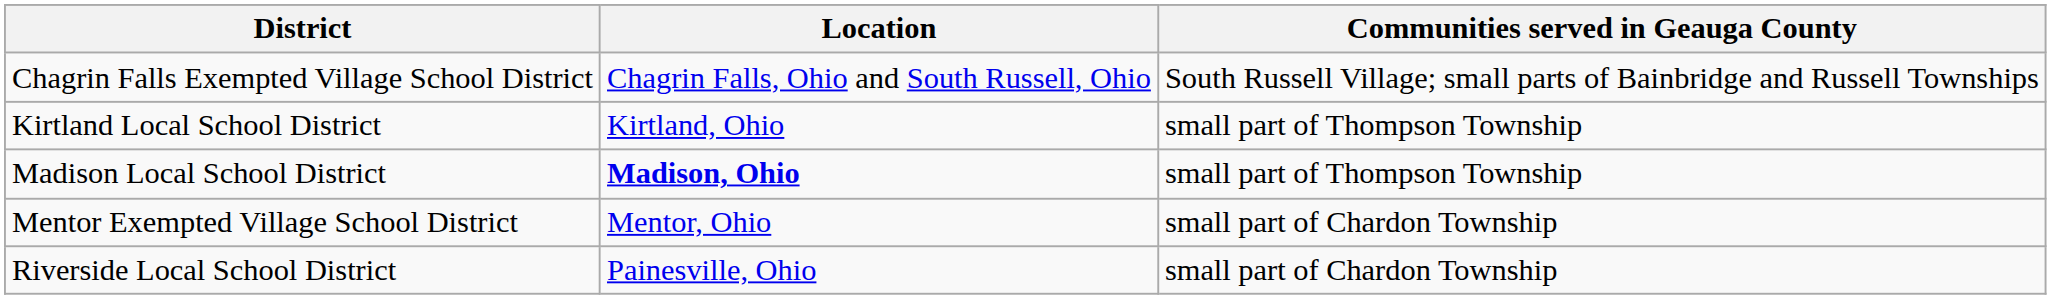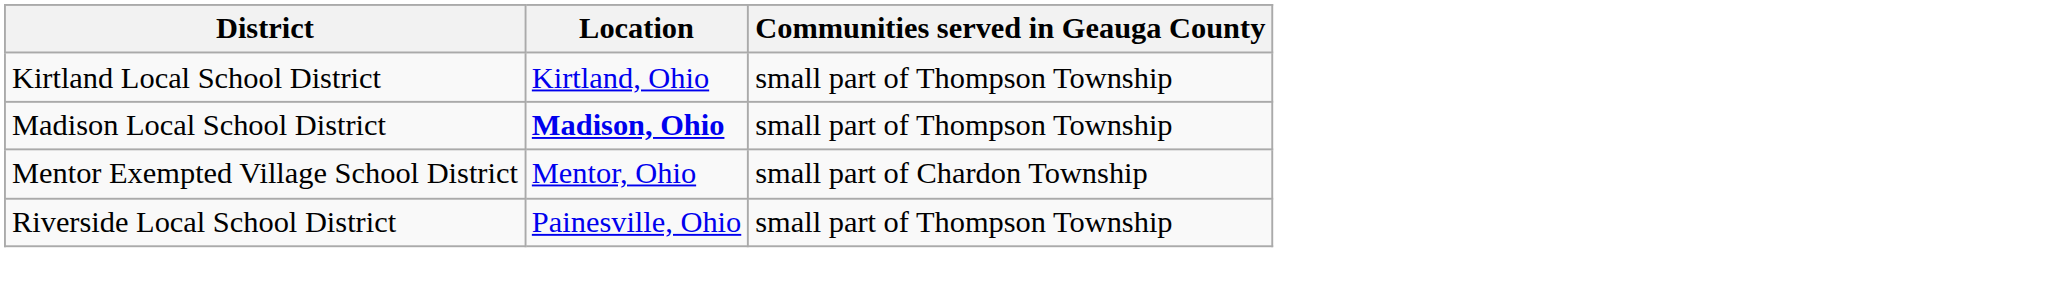- row: (302, 76)
(1361, 269) small part of Chardon Township -> (964, 221) small part of Thompson Township
